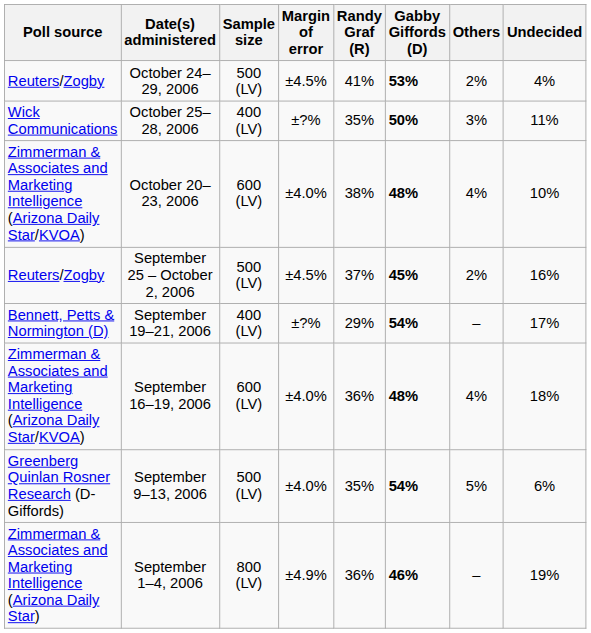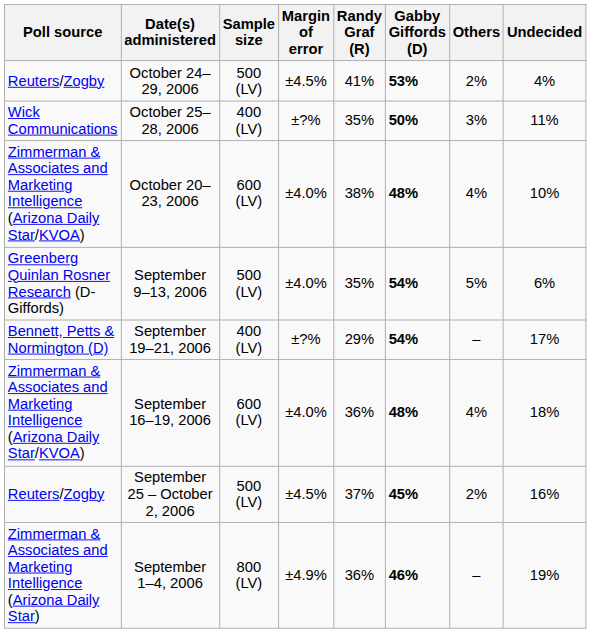rows swapped: (170, 275) <-> (170, 485)
